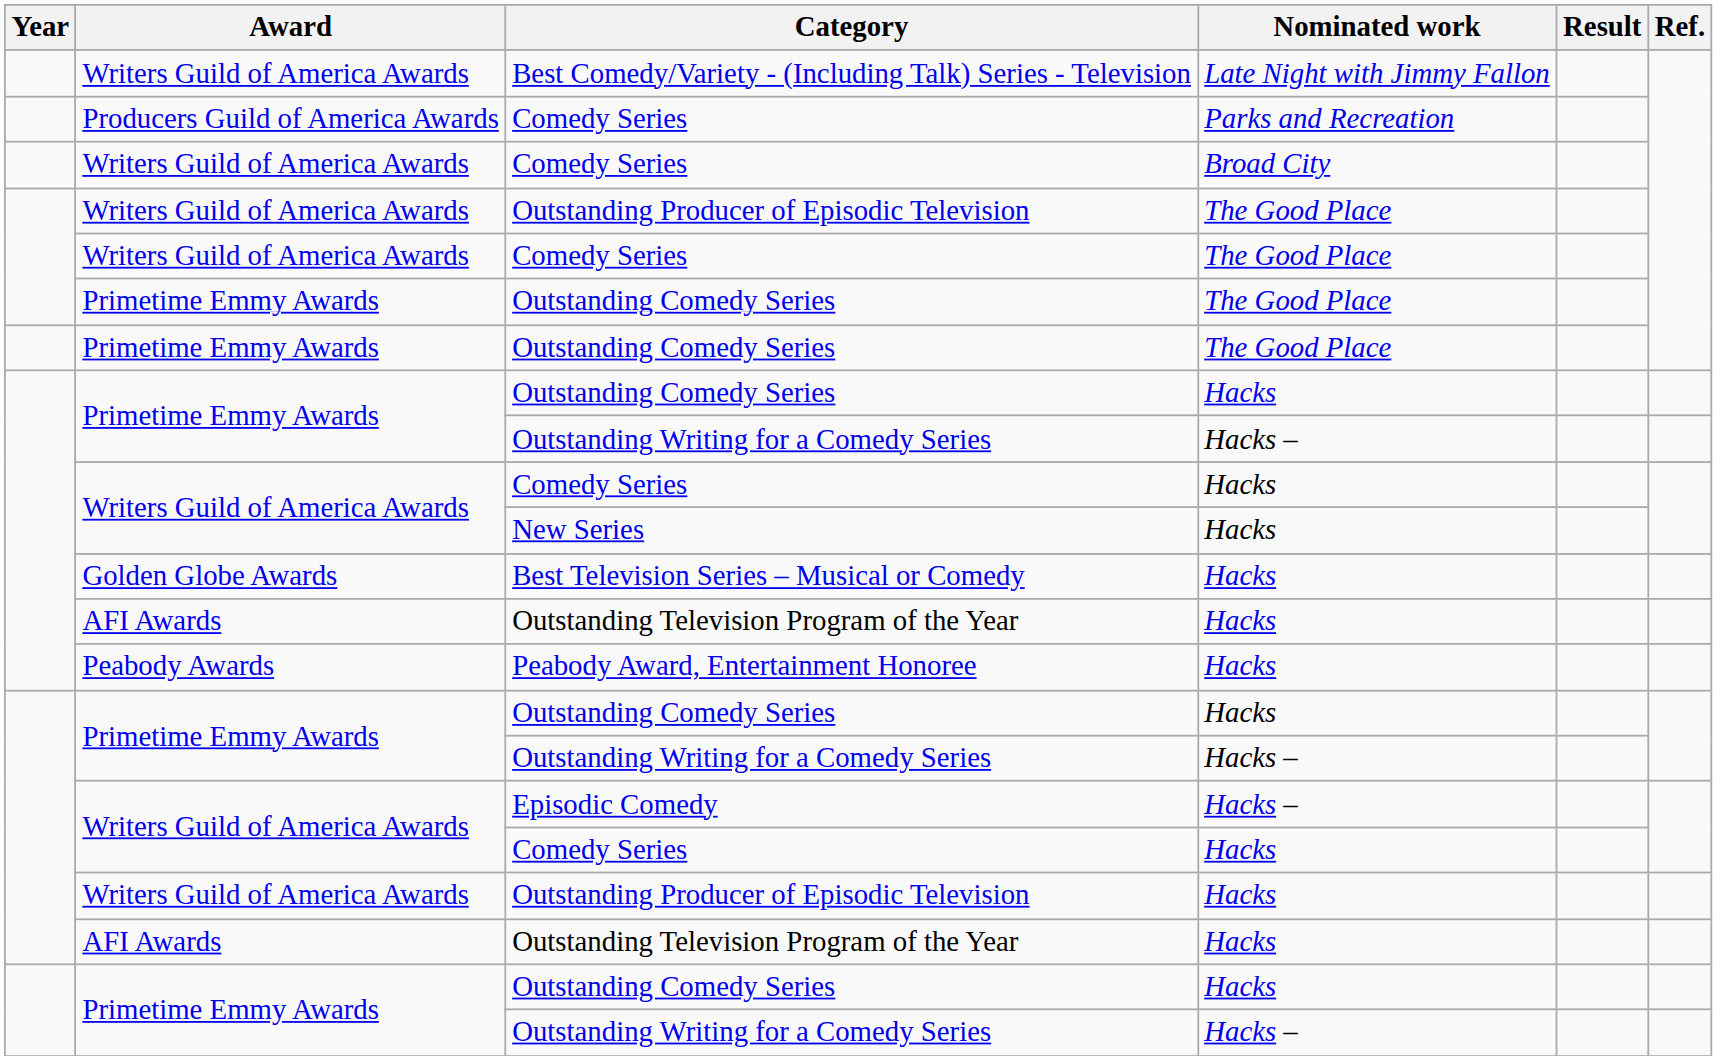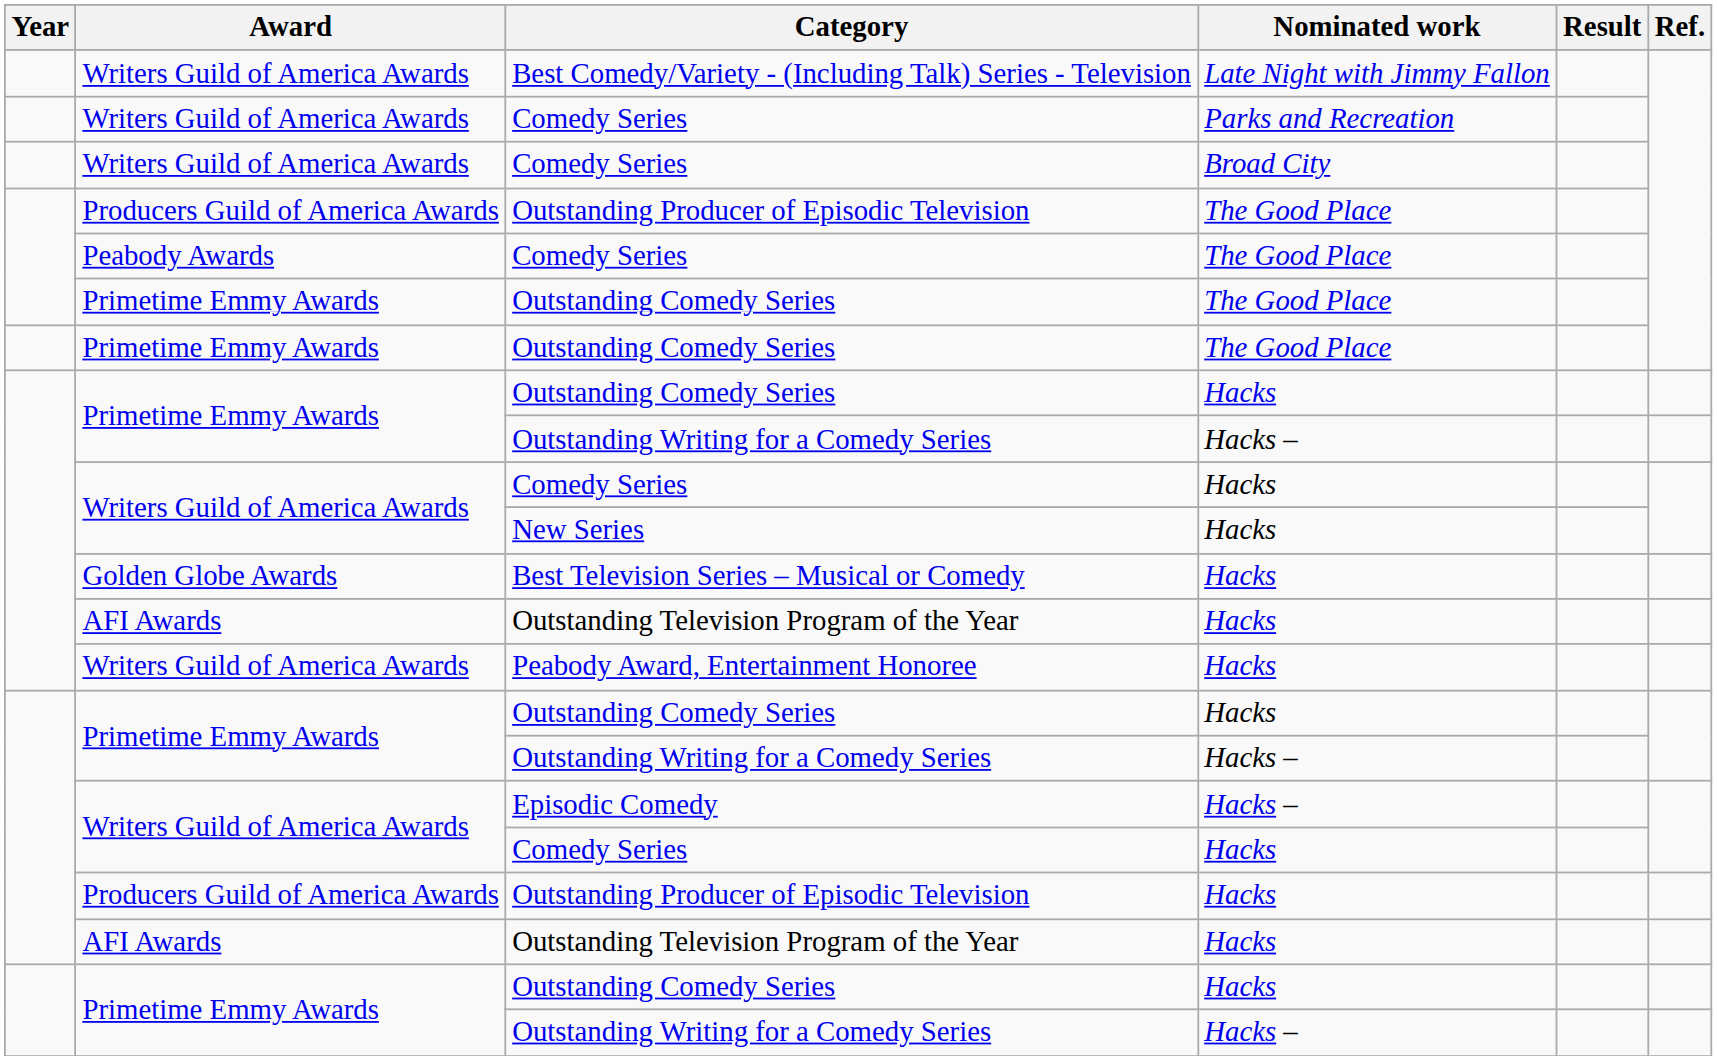(291, 118) Producers Guild of America Awards -> (276, 118) Writers Guild of America Awards
(276, 210) Writers Guild of America Awards -> (291, 210) Producers Guild of America Awards
(276, 255) Writers Guild of America Awards -> (178, 255) Peabody Awards
(178, 666) Peabody Awards -> (276, 666) Writers Guild of America Awards
(276, 895) Writers Guild of America Awards -> (291, 895) Producers Guild of America Awards
